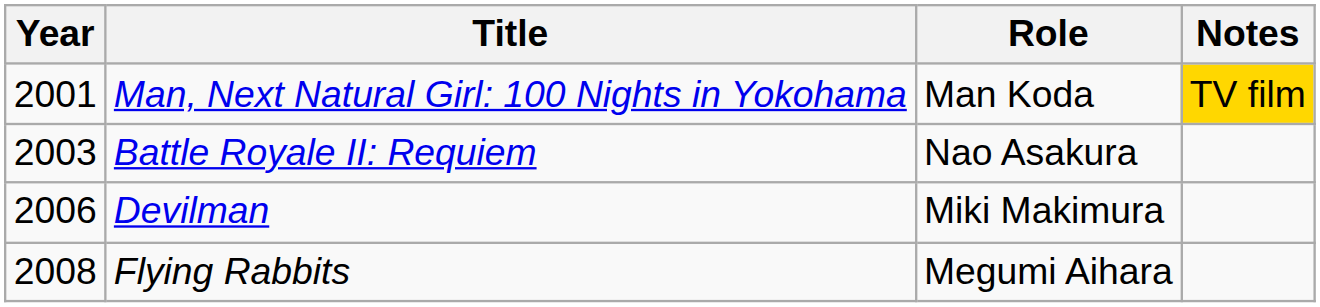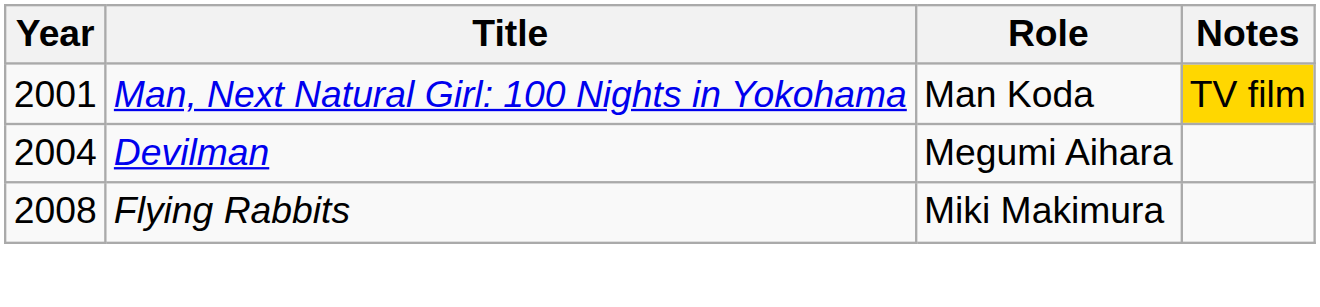- row: (325, 152)
(55, 211) 2006 -> (55, 152) 2004
(1044, 211) Miki Makimura -> (1048, 152) Megumi Aihara
(1048, 270) Megumi Aihara -> (1044, 211) Miki Makimura
